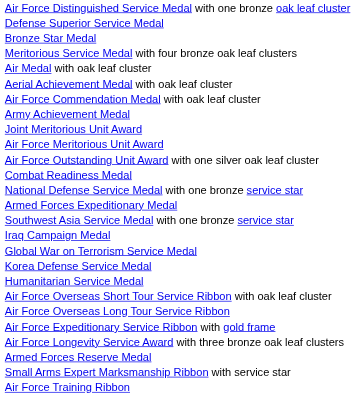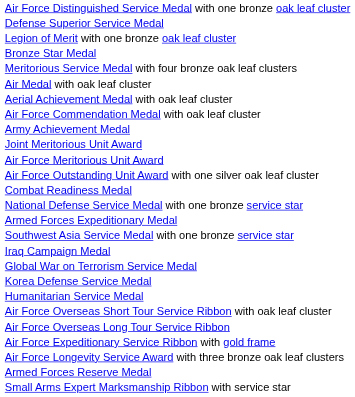+ row: (121, 38)
- row: (67, 387)
